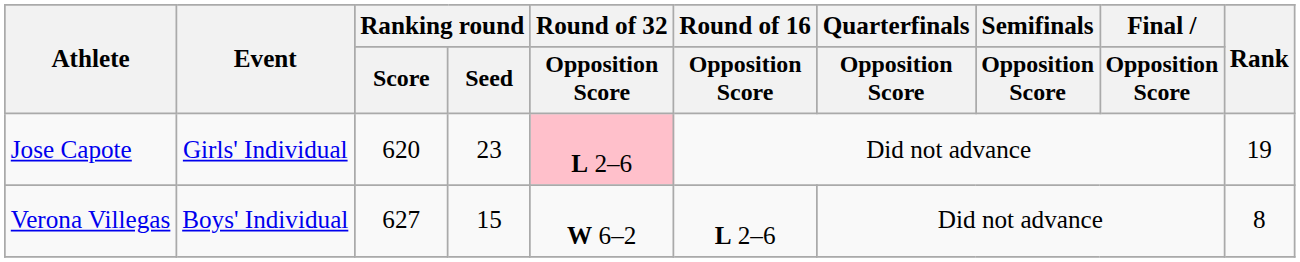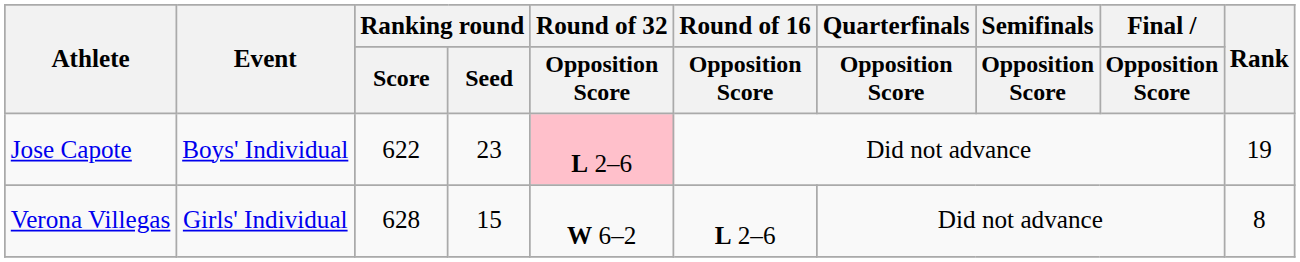(265, 149) Girls' Individual -> (265, 149) Boys' Individual
(401, 149) 620 -> (401, 149) 622
(265, 220) Boys' Individual -> (265, 220) Girls' Individual
(401, 220) 627 -> (401, 220) 628
